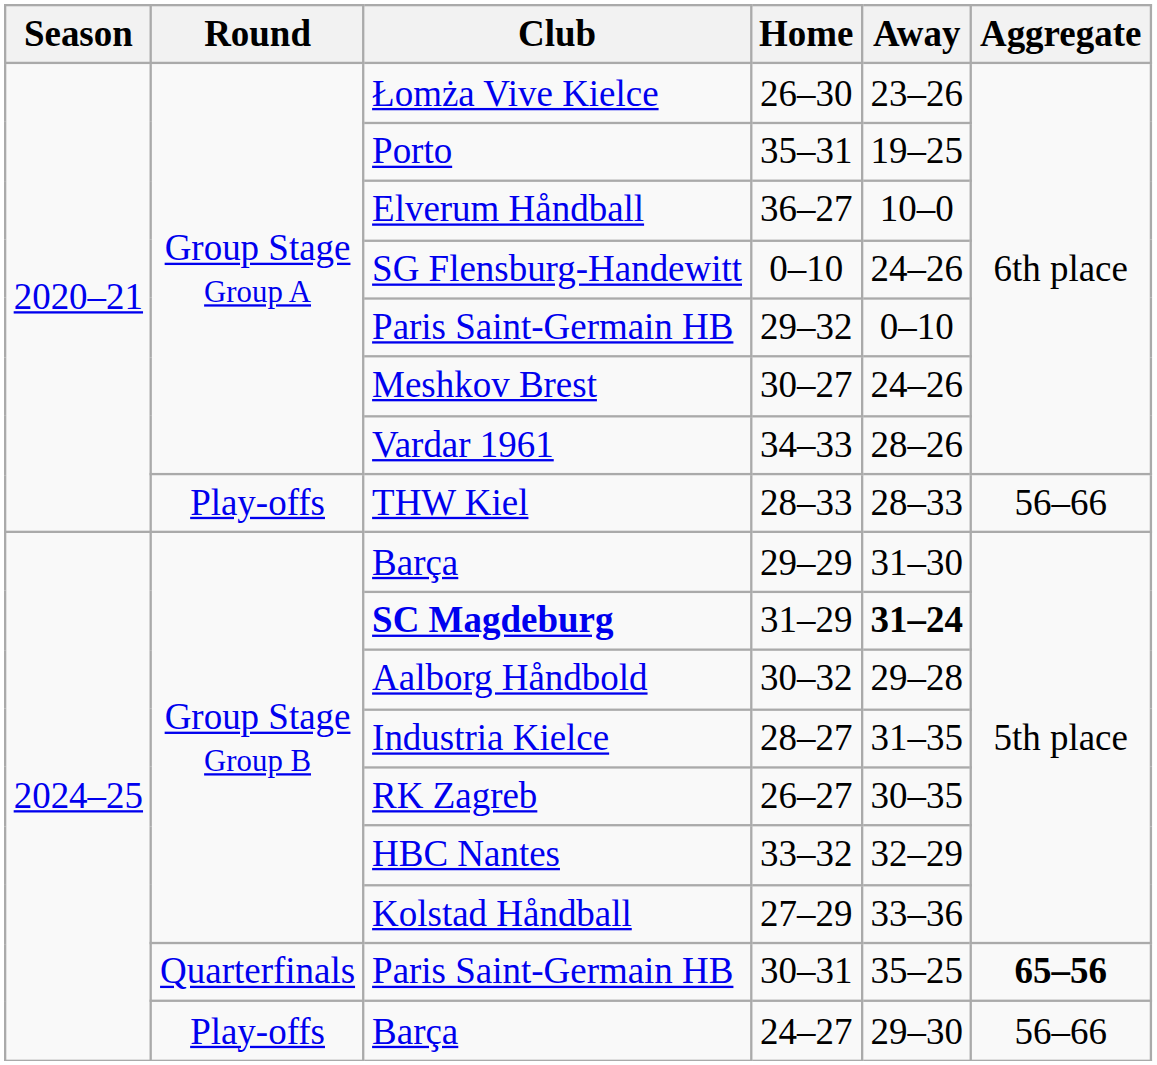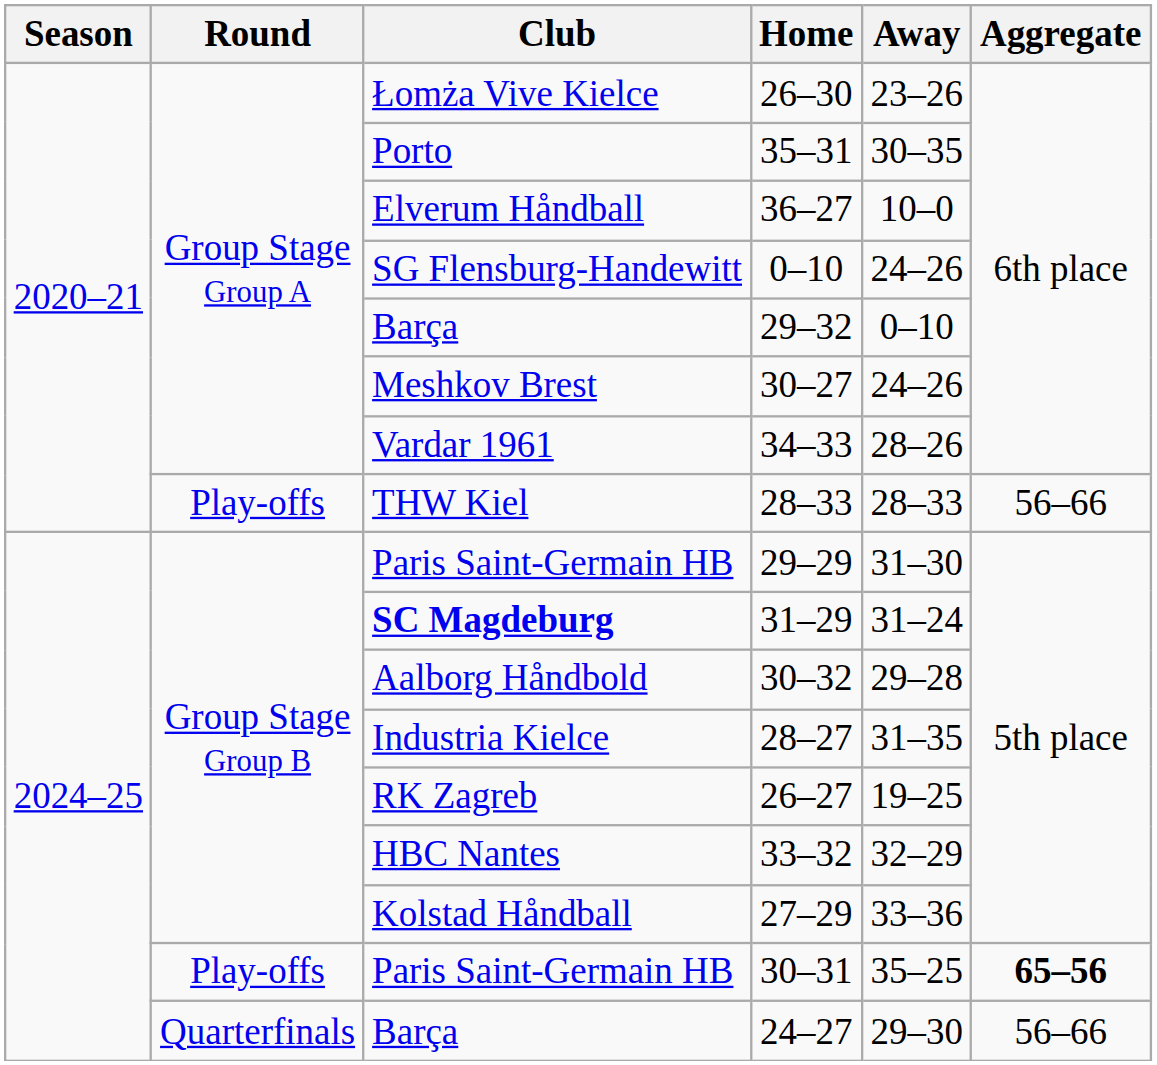(917, 151) 19–25 -> (917, 151) 30–35
(553, 326) Paris Saint-Germain HB -> (415, 326) Barça
(415, 561) Barça -> (553, 561) Paris Saint-Germain HB
(917, 619) bold -> (917, 619) normal
(917, 795) 30–35 -> (917, 795) 19–25
(258, 971) Quarterfinals -> (258, 971) Play-offs
(258, 1030) Play-offs -> (258, 1030) Quarterfinals
